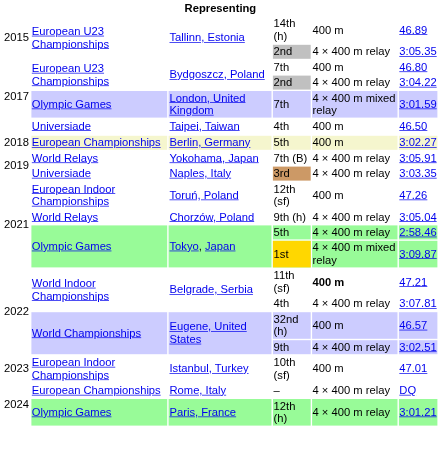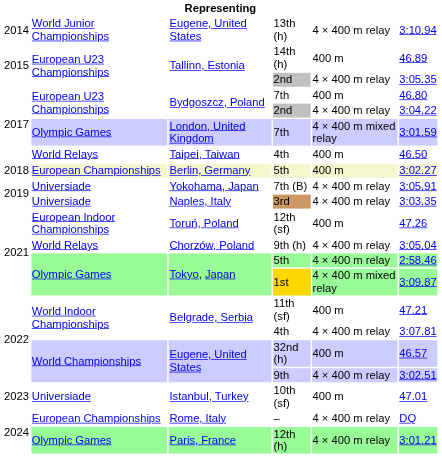+ row: (208, 30)
(61, 126) Universiade -> (65, 154) World Relays
(65, 158) World Relays -> (61, 186) Universiade
(328, 282) bold -> (328, 310) normal
(74, 369) European Indoor Championships -> (61, 397) Universiade
